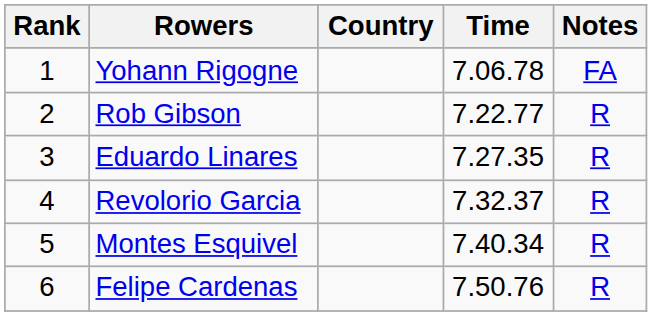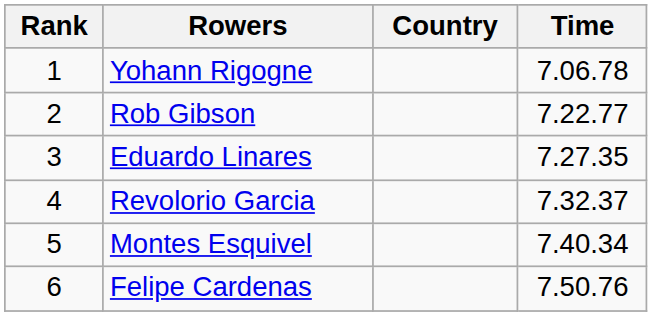- column: (600, 26)
